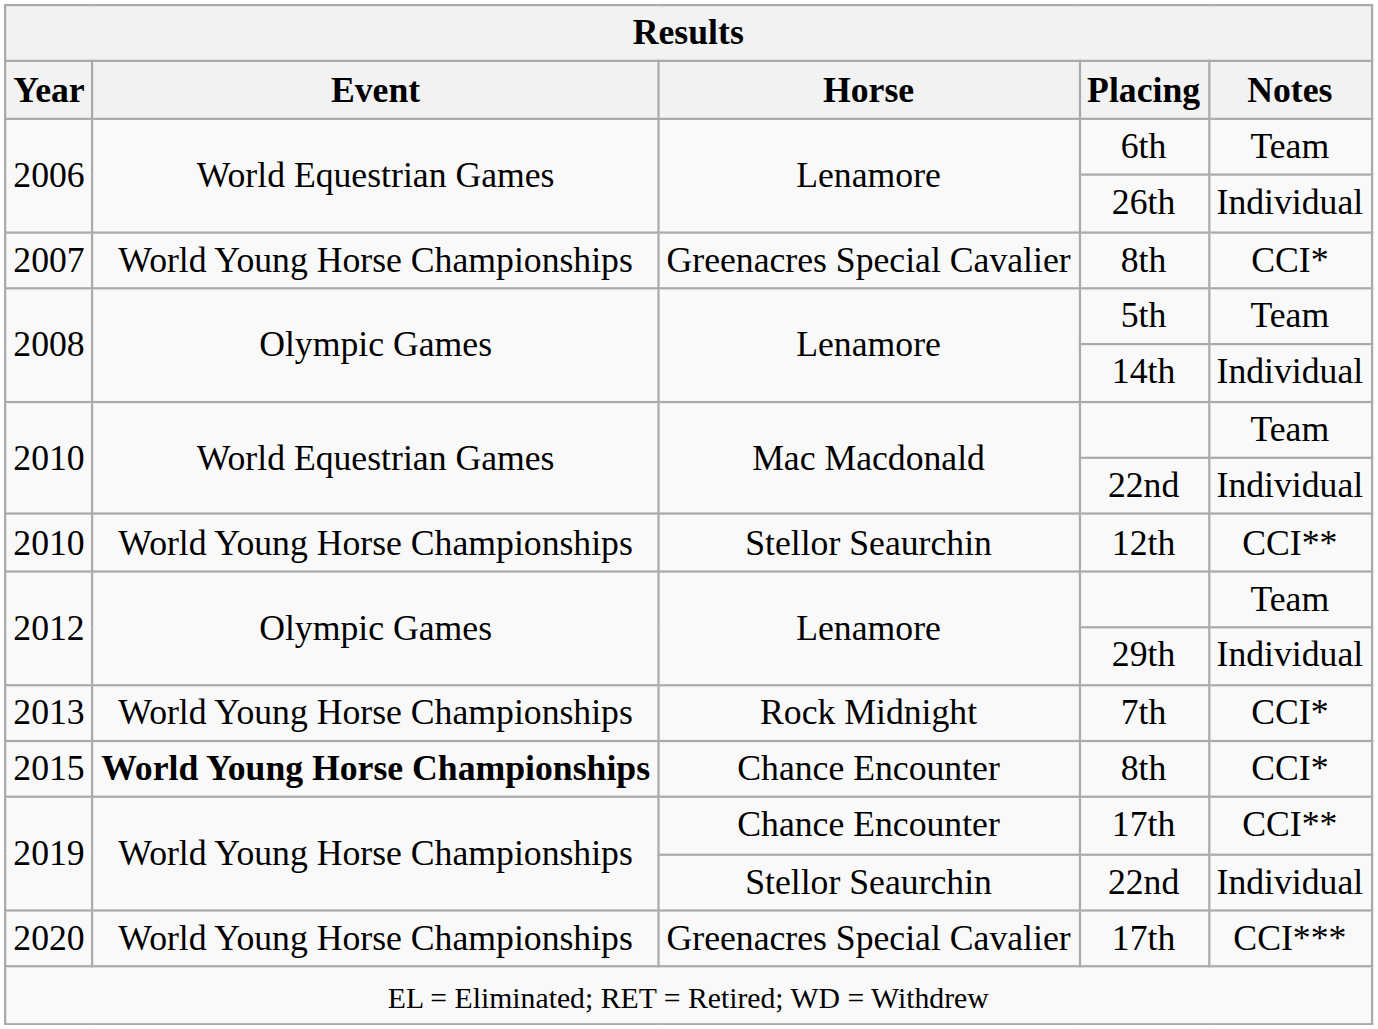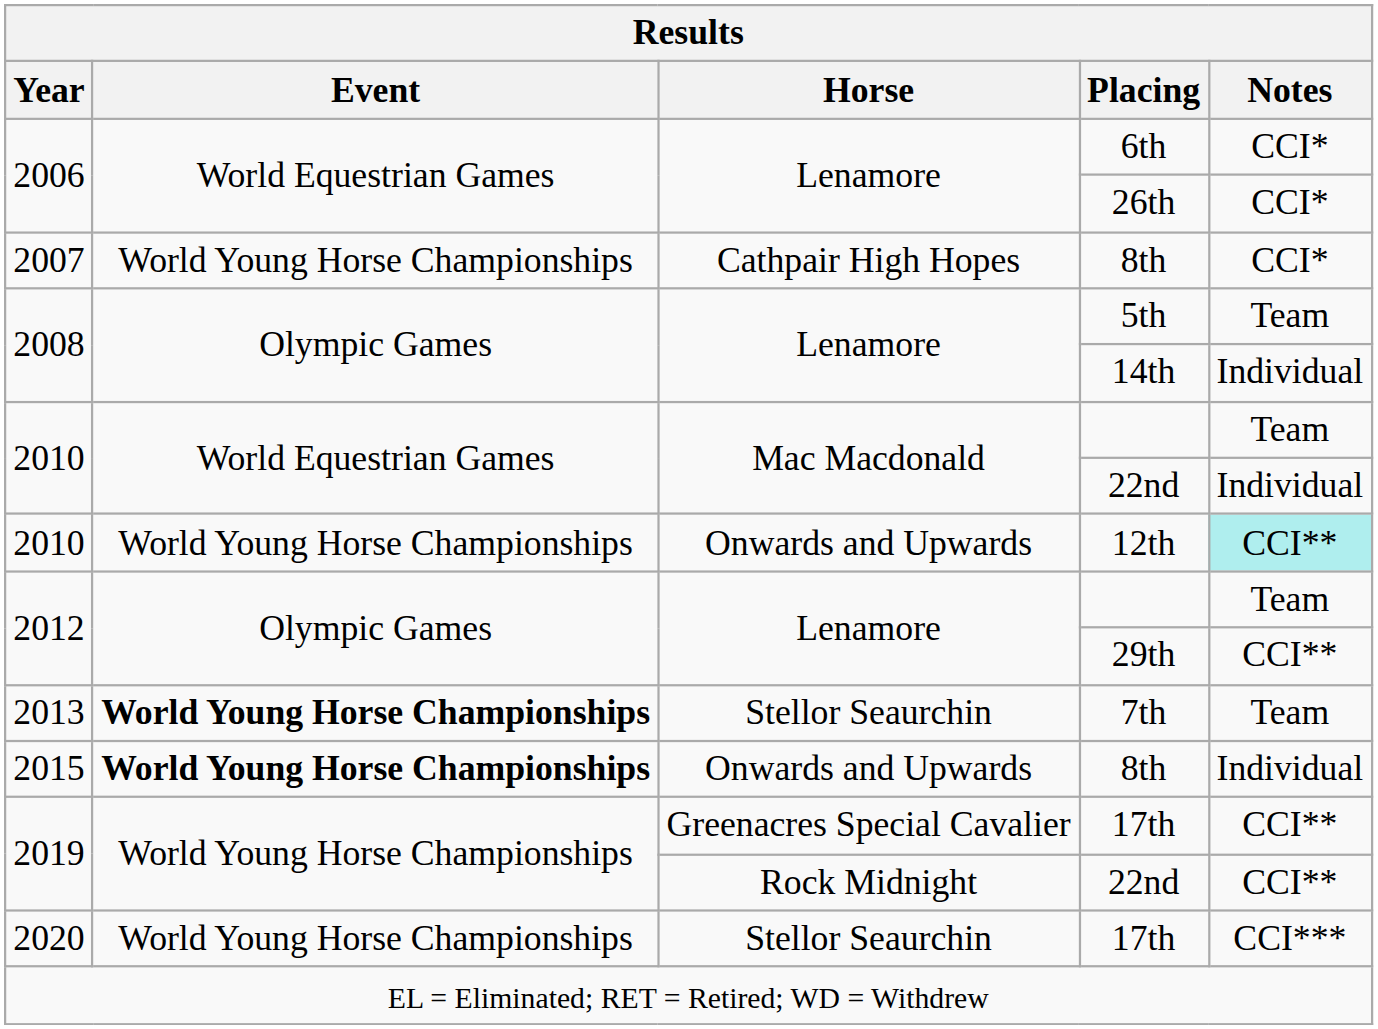(1290, 145) Team -> (1290, 145) CCI*
(1290, 202) Individual -> (1290, 202) CCI*
(869, 259) Greenacres Special Cavalier -> (869, 259) Cathpair High Hopes
(869, 542) Stellor Seaurchin -> (869, 542) Onwards and Upwards
(1290, 542) no background -> (1290, 542) paleturquoise background
(1290, 655) Individual -> (1290, 655) CCI**
(376, 711) normal -> (376, 711) bold
(869, 711) Rock Midnight -> (869, 711) Stellor Seaurchin
(1290, 711) CCI* -> (1290, 711) Team
(869, 768) Chance Encounter -> (869, 768) Onwards and Upwards
(1290, 768) CCI* -> (1290, 768) Individual
(869, 825) Chance Encounter -> (869, 825) Greenacres Special Cavalier
(869, 881) Stellor Seaurchin -> (869, 881) Rock Midnight
(1290, 881) Individual -> (1290, 881) CCI**
(869, 938) Greenacres Special Cavalier -> (869, 938) Stellor Seaurchin
